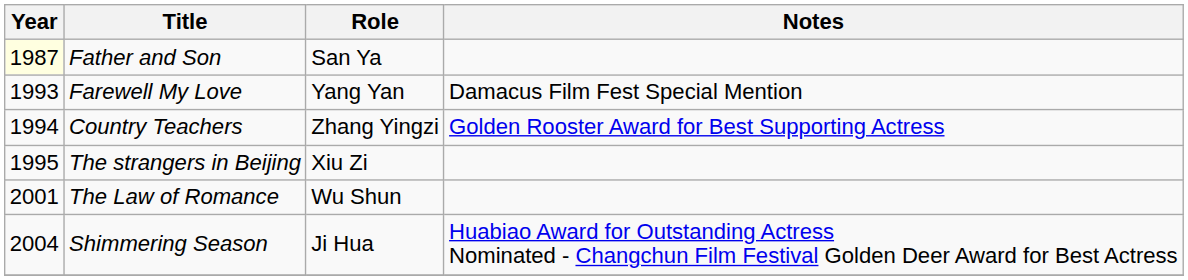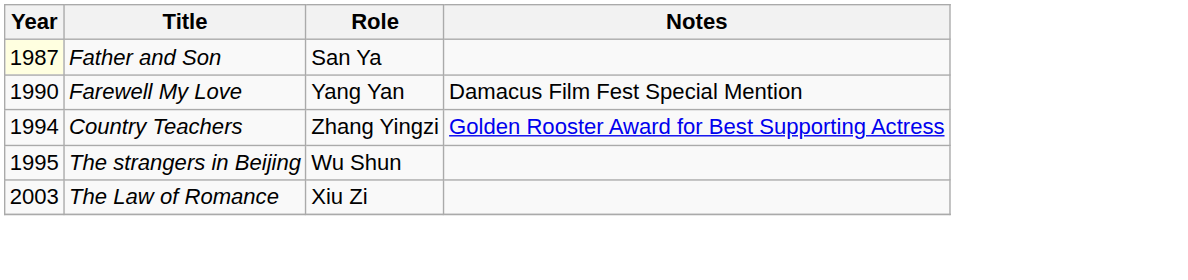(34, 92) 1993 -> (34, 92) 1990
(339, 162) Xiu Zi -> (356, 162) Wu Shun
(34, 197) 2001 -> (34, 197) 2003
(356, 197) Wu Shun -> (339, 197) Xiu Zi
- row: (168, 244)
